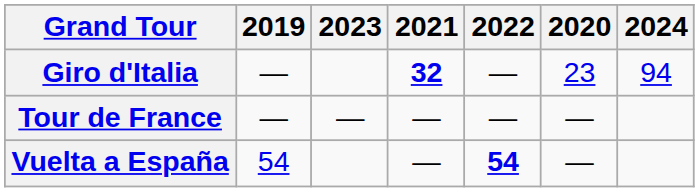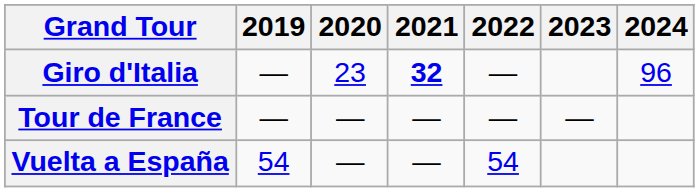columns swapped: (580, 27) <-> (350, 27)
(656, 72) 94 -> (656, 72) 96
(503, 162) bold -> (503, 162) normal
